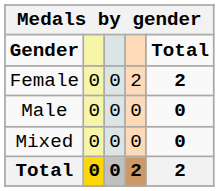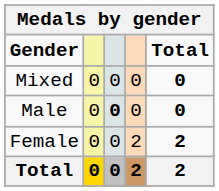rows swapped: (44, 81) <-> (44, 141)
(115, 111) normal -> (115, 111) bold
